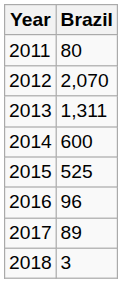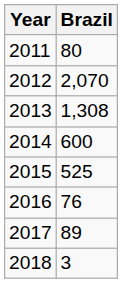(84, 111) 1,311 -> (85, 111) 1,308
(71, 202) 96 -> (71, 202) 76
